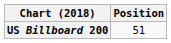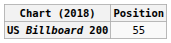(139, 30) 51 -> (139, 30) 55
